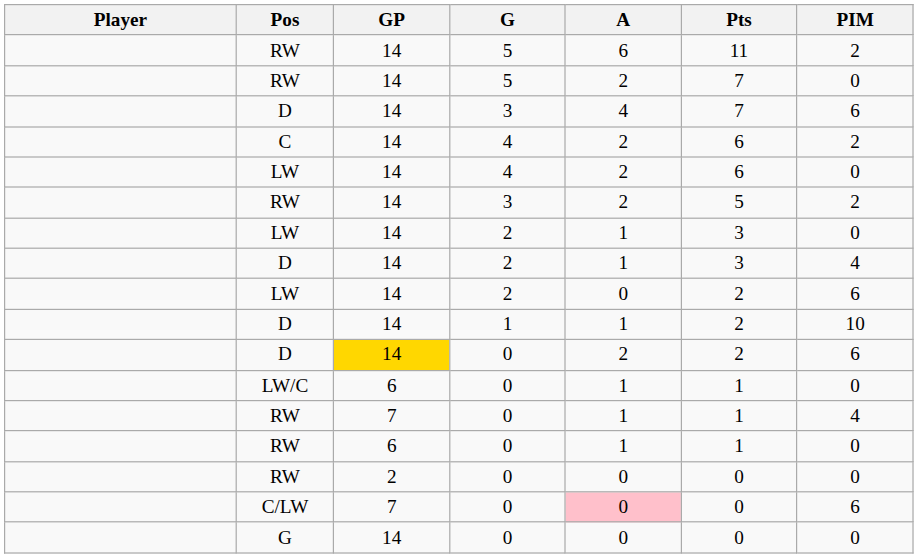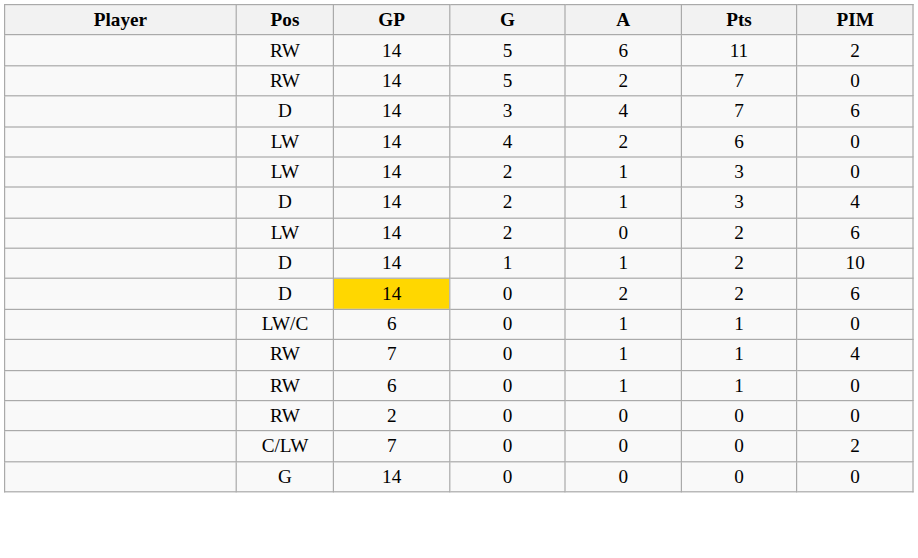- row: (285, 141)
- row: (285, 202)
(623, 506) pink background -> (623, 446) no background
(855, 506) 6 -> (855, 446) 2
